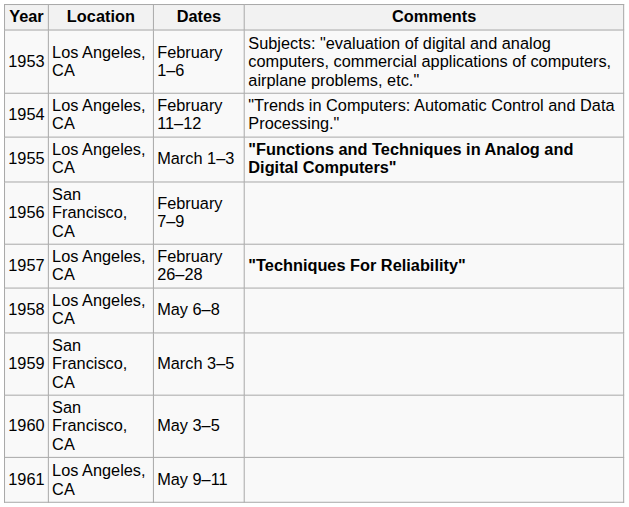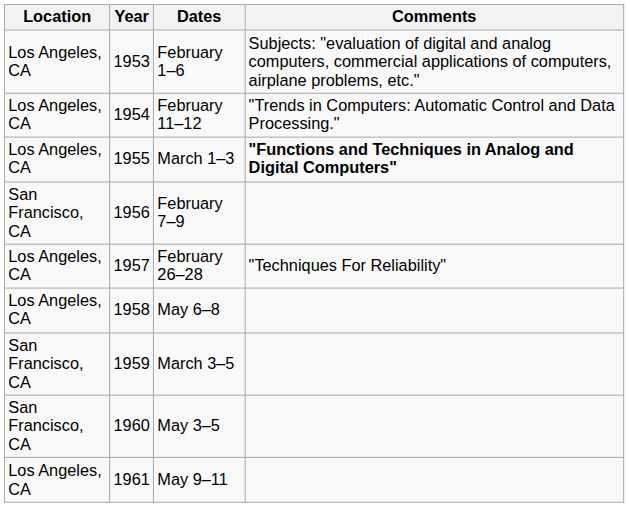columns swapped: (26, 17) <-> (101, 17)
(357, 266) bold -> (347, 266) normal
